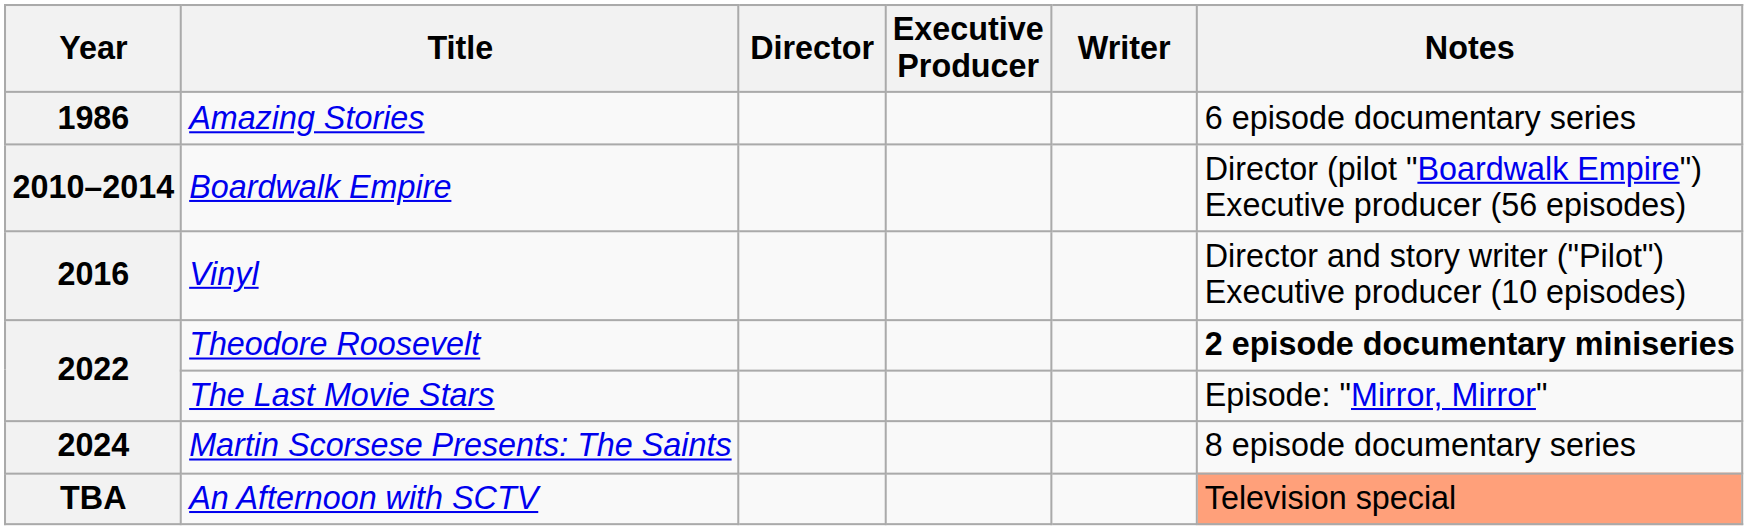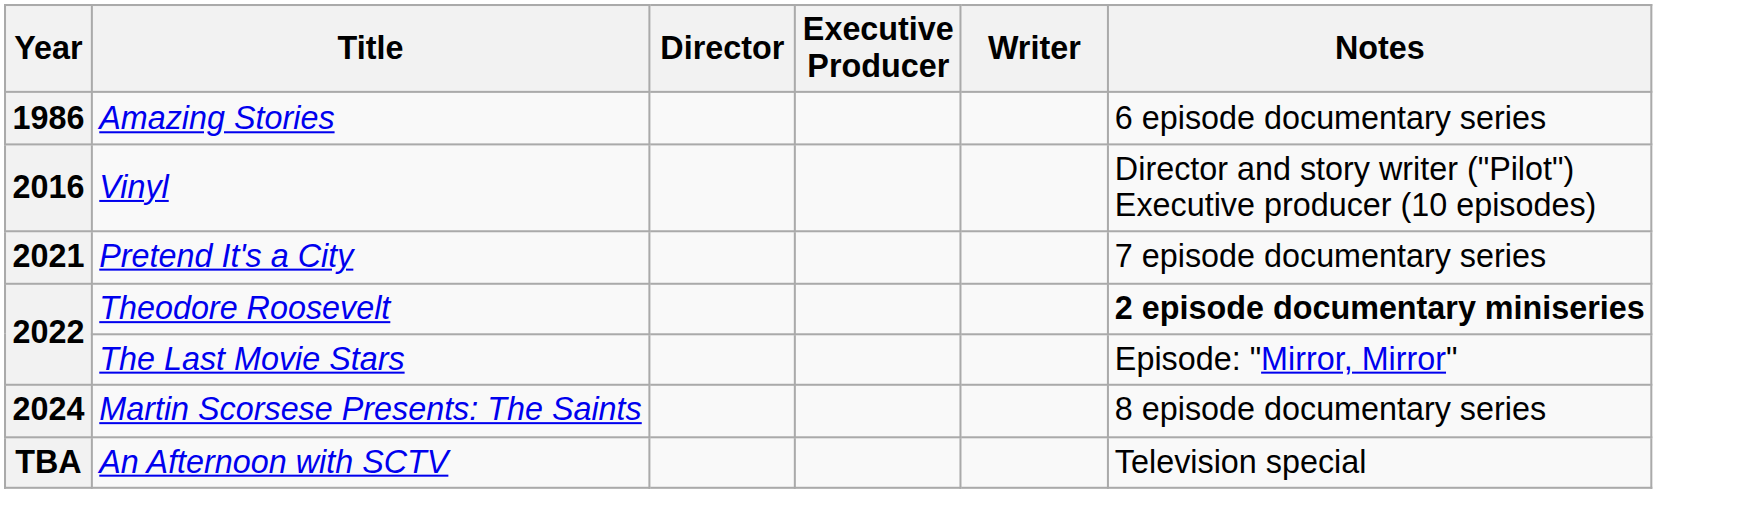- row: (320, 187)
+ row: (226, 256)
(1331, 498) lightsalmon background -> (1241, 461) no background
